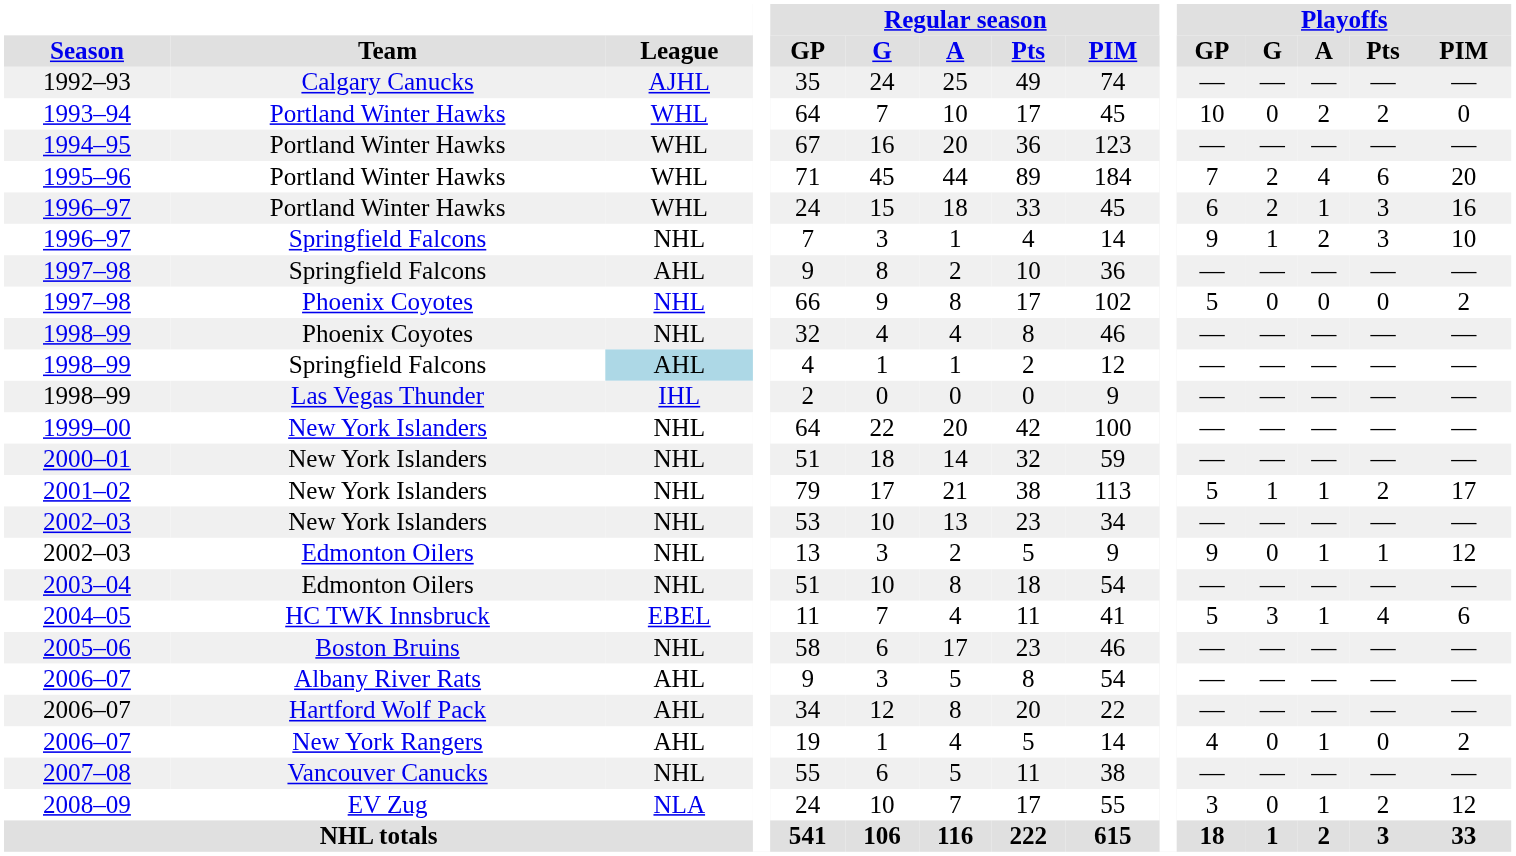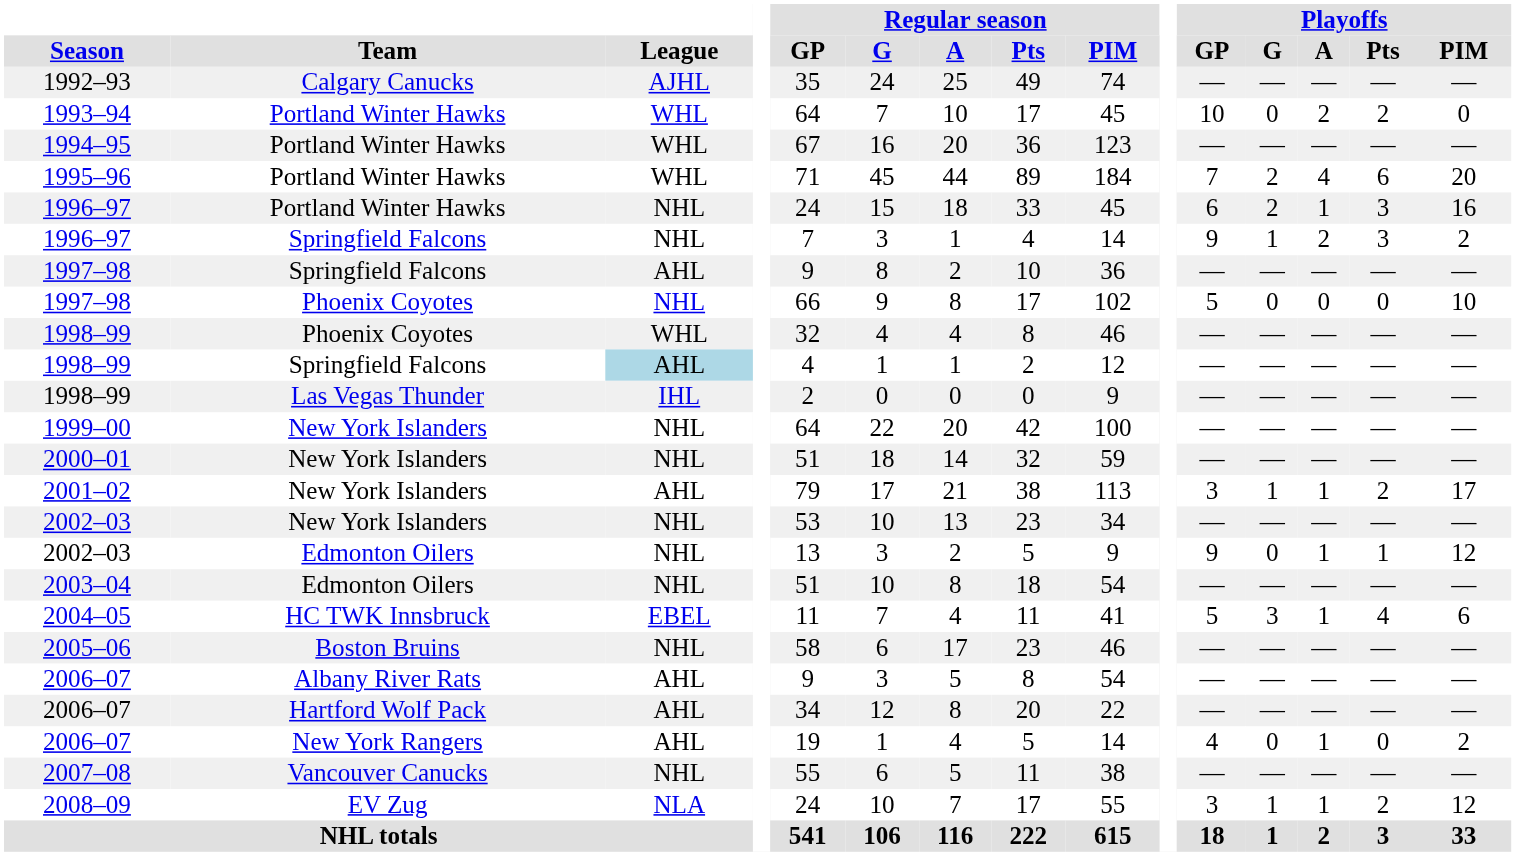(679, 207) WHL -> (679, 207) NHL
(1464, 239) 10 -> (1464, 239) 2
(1464, 302) 2 -> (1464, 302) 10
(679, 333) NHL -> (679, 333) WHL
(679, 490) NHL -> (679, 490) AHL
(1212, 490) 5 -> (1212, 490) 3
(1272, 804) 0 -> (1272, 804) 1
